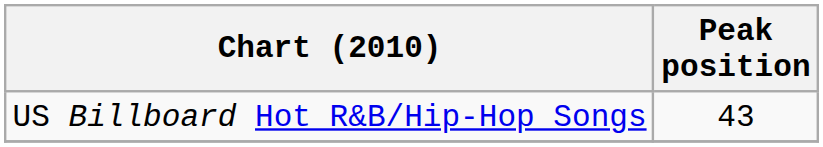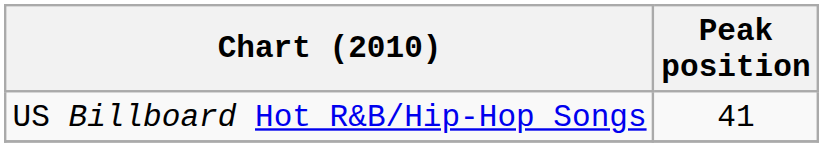(736, 117) 43 -> (736, 117) 41
